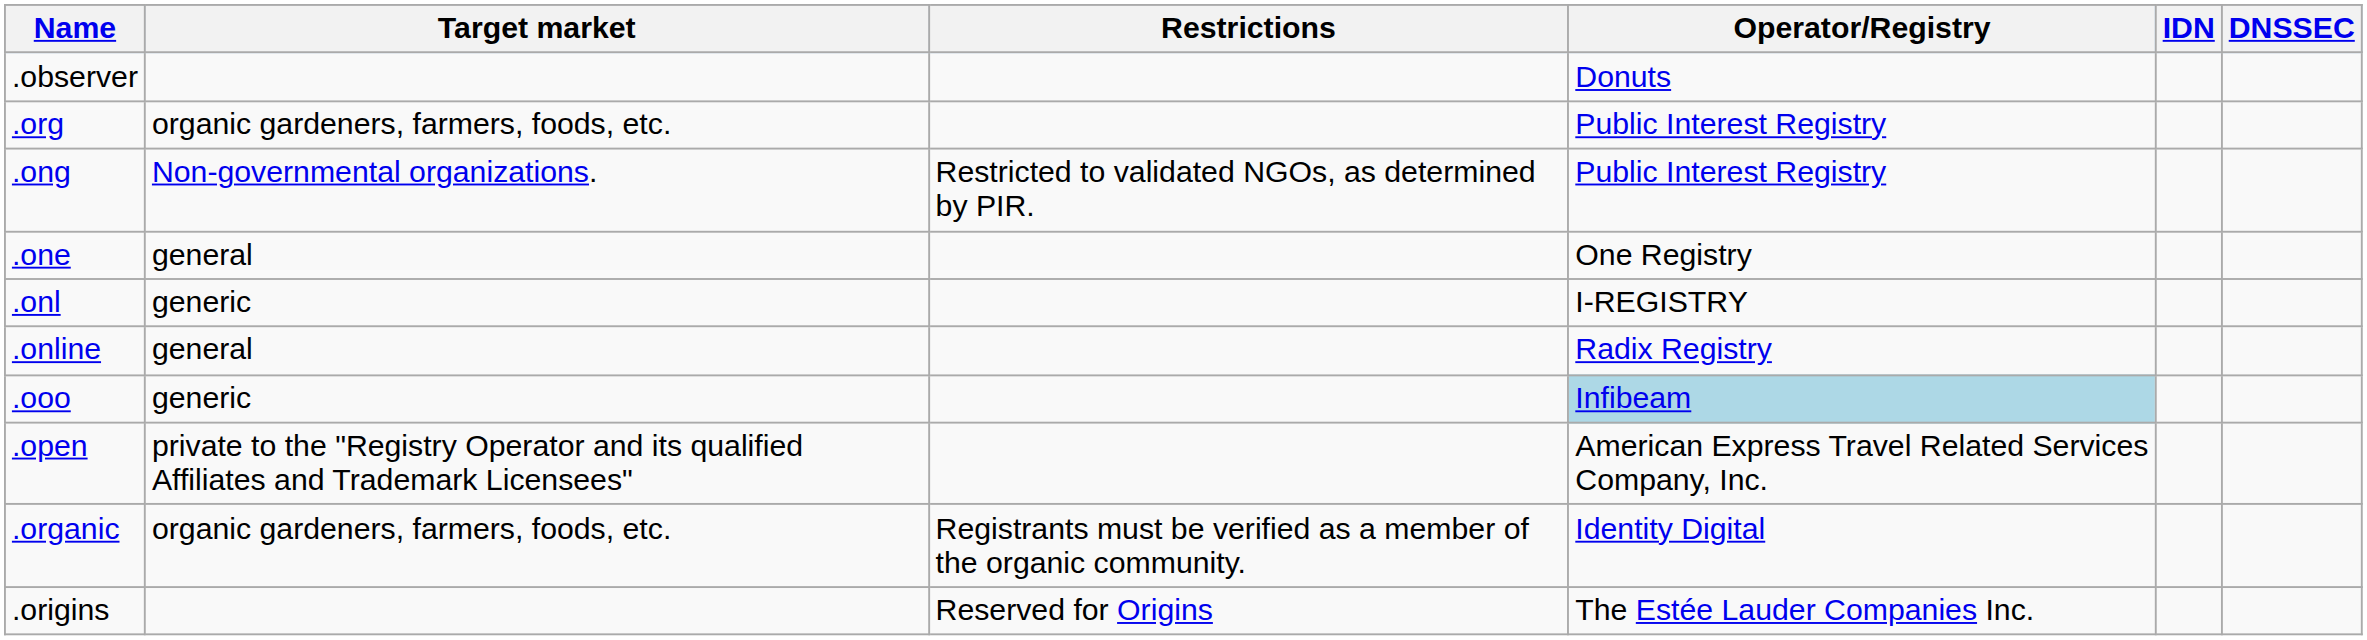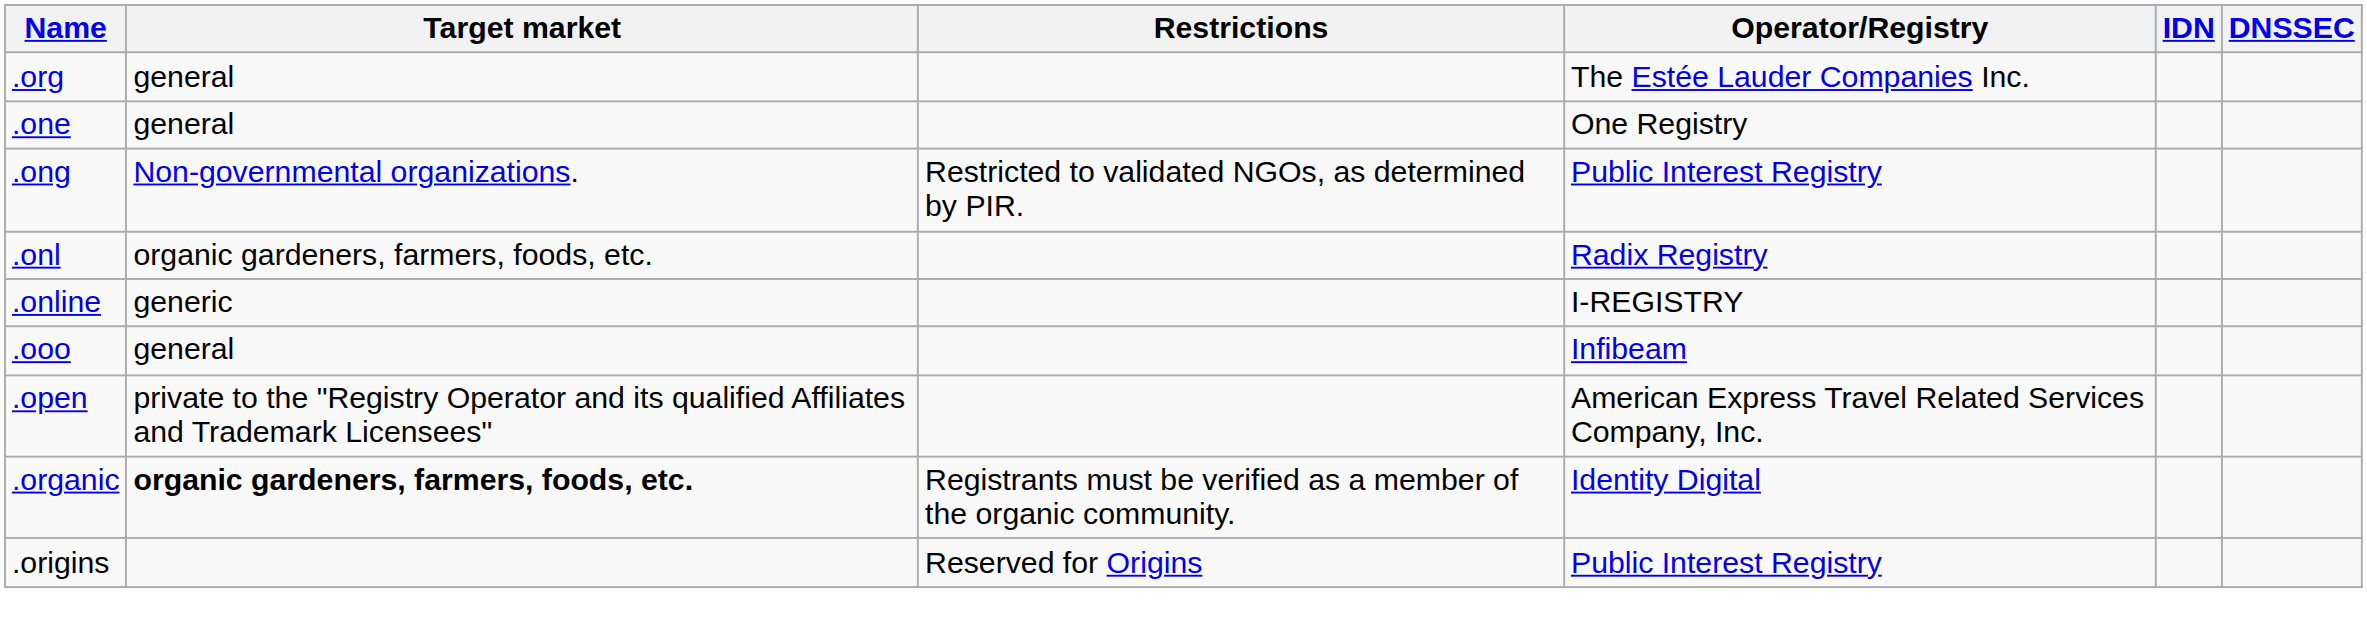- row: (75, 76)
(412, 124) organic gardeners, farmers, foods, etc. -> (184, 76) general
(1731, 124) Public Interest Registry -> (1800, 76) The Estée Lauder Companies Inc.
rows swapped: (41, 254) <-> (41, 172)
(202, 302) generic -> (393, 254) organic gardeners, farmers, foods, etc.
(1662, 302) I-REGISTRY -> (1669, 254) Radix Registry
(202, 350) general -> (183, 302) generic
(1674, 350) Radix Registry -> (1657, 302) I-REGISTRY
(202, 398) generic -> (184, 350) general
(1633, 398) lightblue background -> (1629, 350) no background
(412, 528) normal -> (413, 480) bold
(1805, 610) The Estée Lauder Companies Inc. -> (1726, 562) Public Interest Registry
